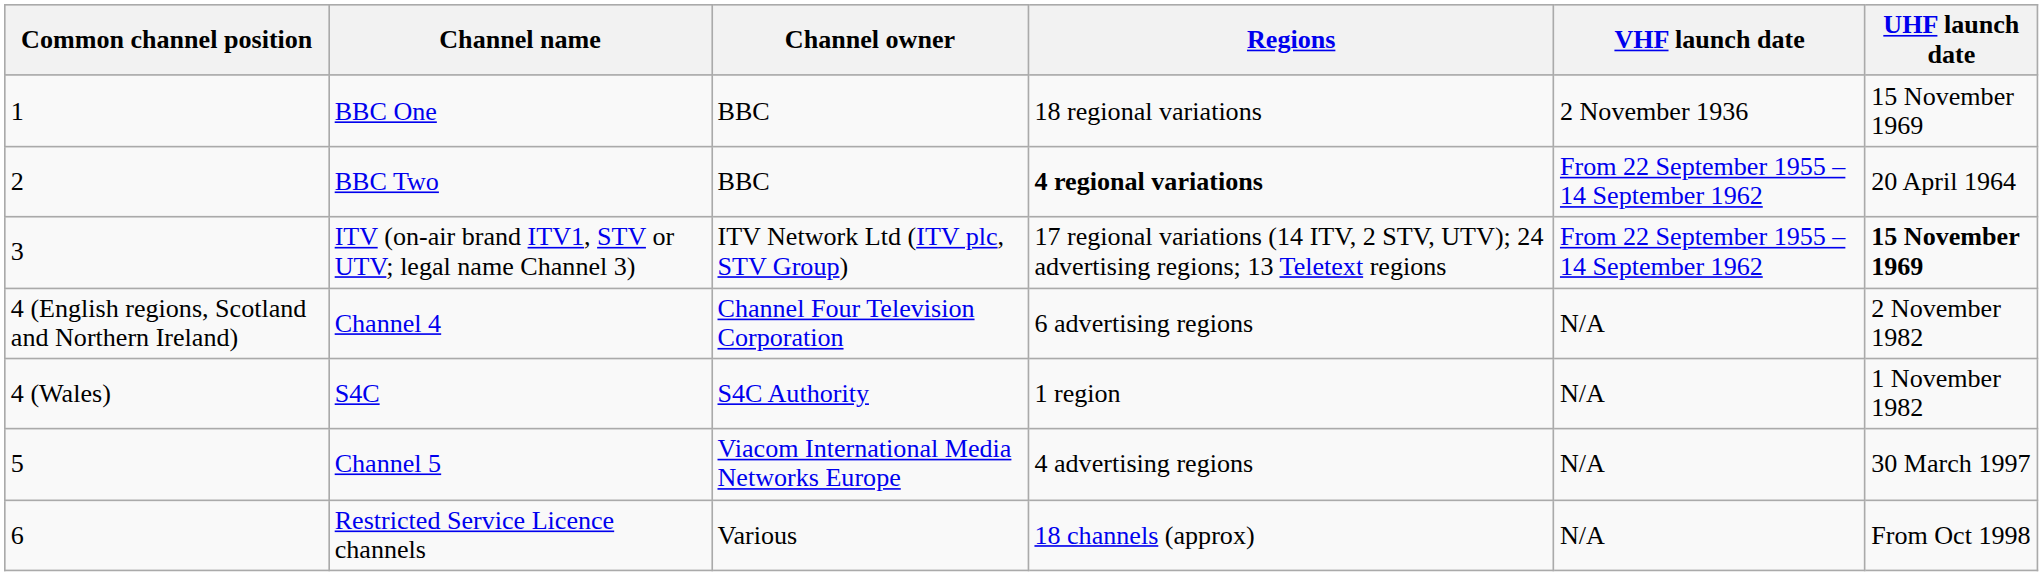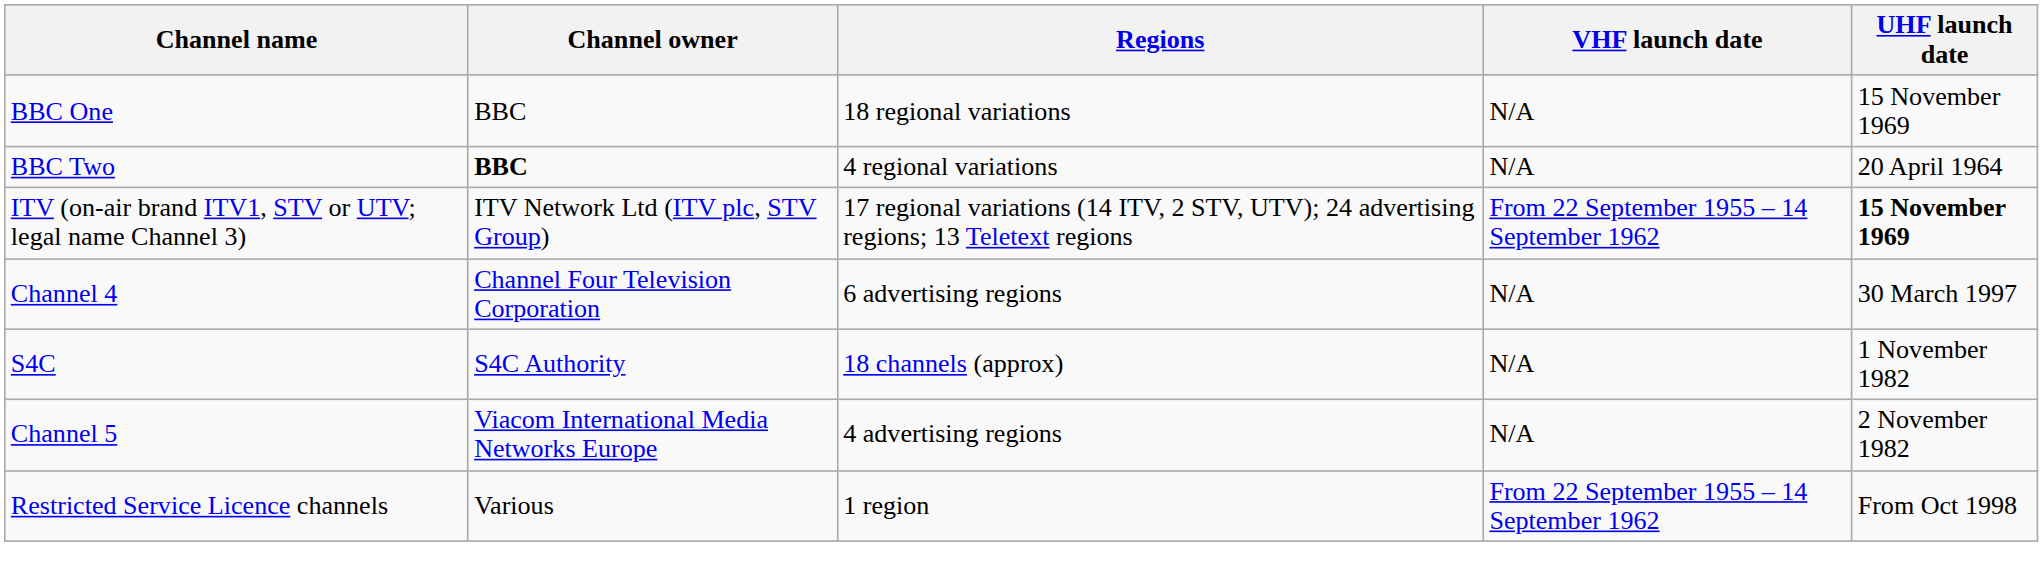- column: (167, 39)
(1654, 110) 2 November 1936 -> (1512, 110) N/A
(744, 181) normal -> (501, 166) bold
(1149, 181) bold -> (950, 166) normal
(1703, 181) From 22 September 1955 – 14 September 1962 -> (1512, 166) N/A
(1936, 322) 2 November 1982 -> (1937, 293) 30 March 1997
(1078, 393) 1 region -> (953, 364) 18 channels (approx)
(1951, 464) 30 March 1997 -> (1922, 434) 2 November 1982
(1145, 534) 18 channels (approx) -> (886, 505) 1 region
(1582, 534) N/A -> (1648, 505) From 22 September 1955 – 14 September 1962
